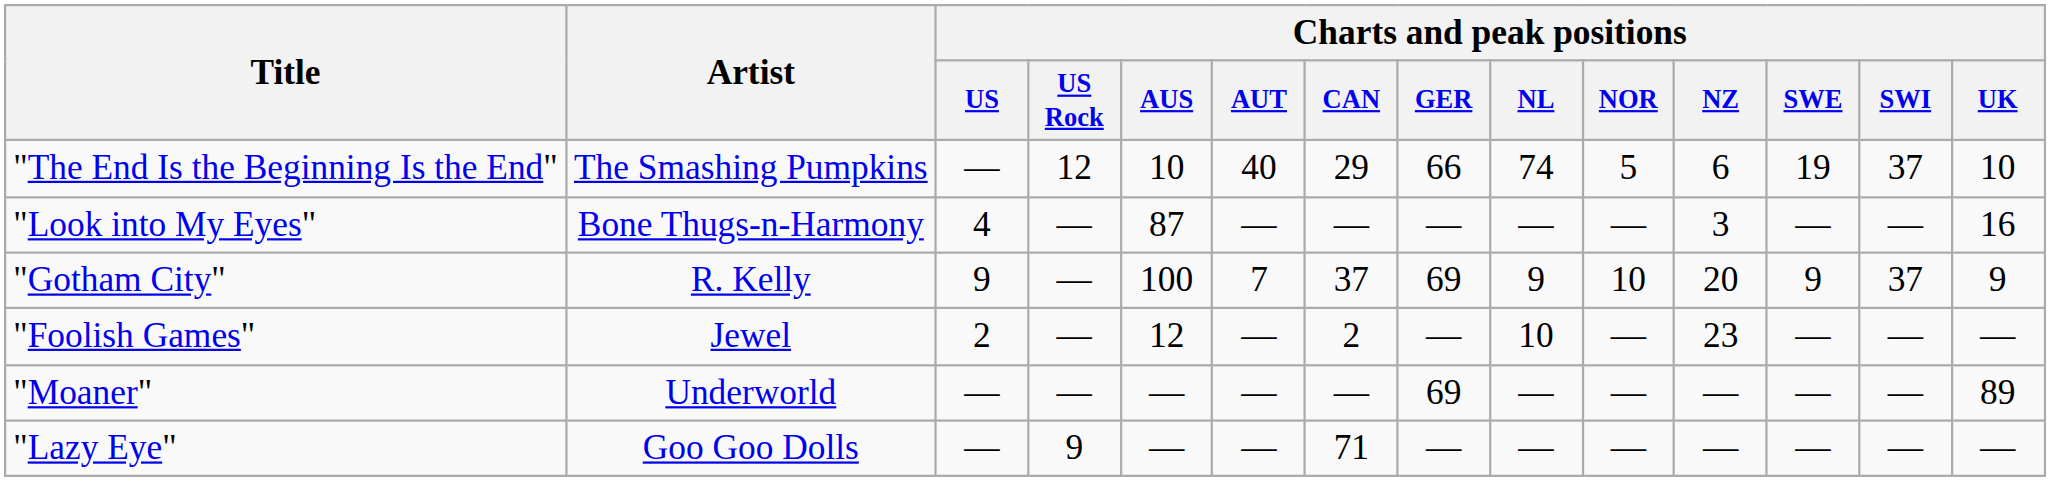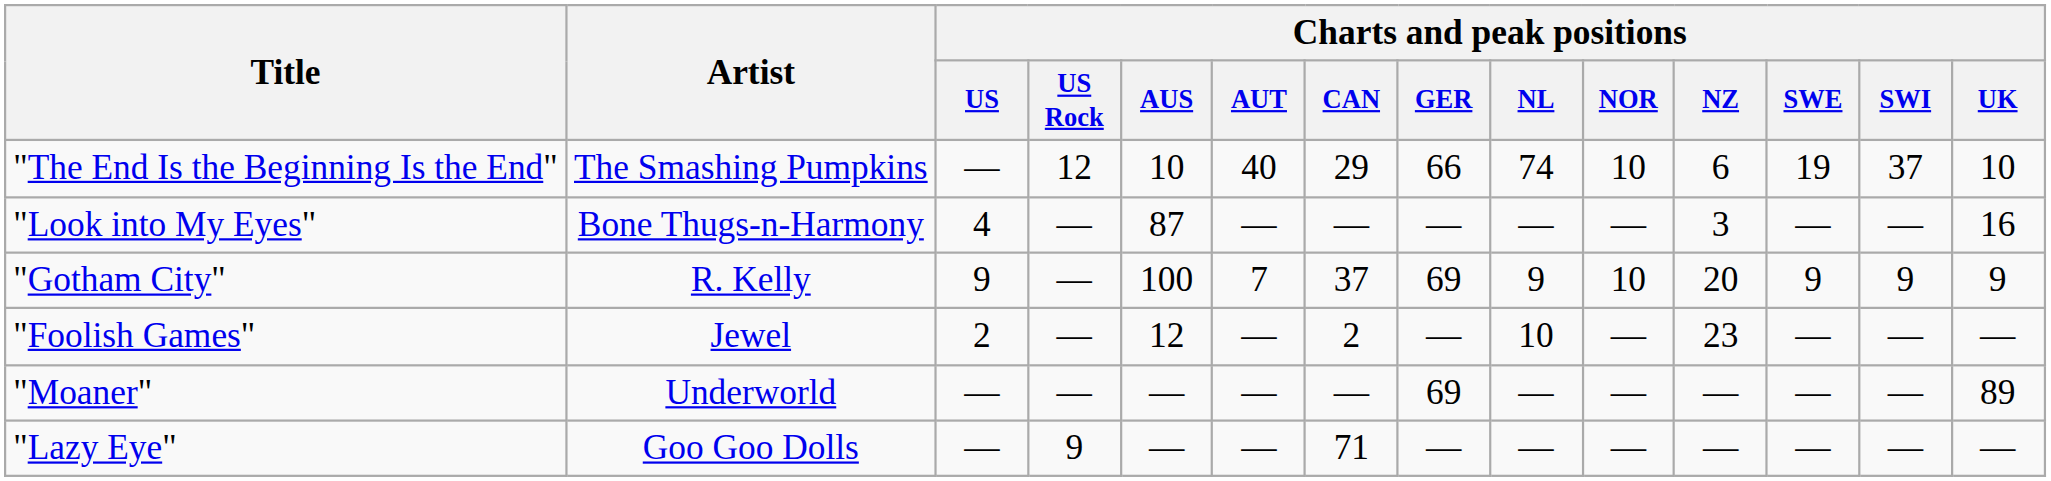(1628, 167) 5 -> (1628, 167) 10
(1905, 279) 37 -> (1905, 279) 9
